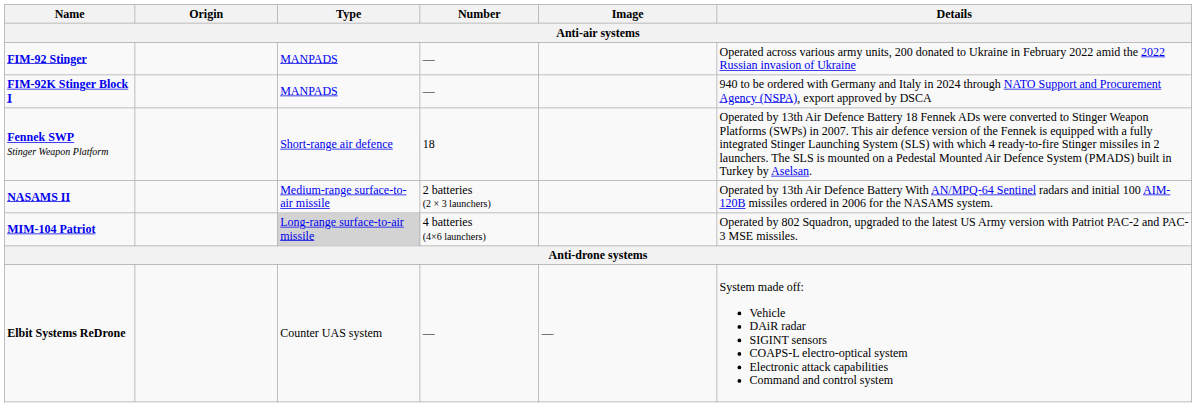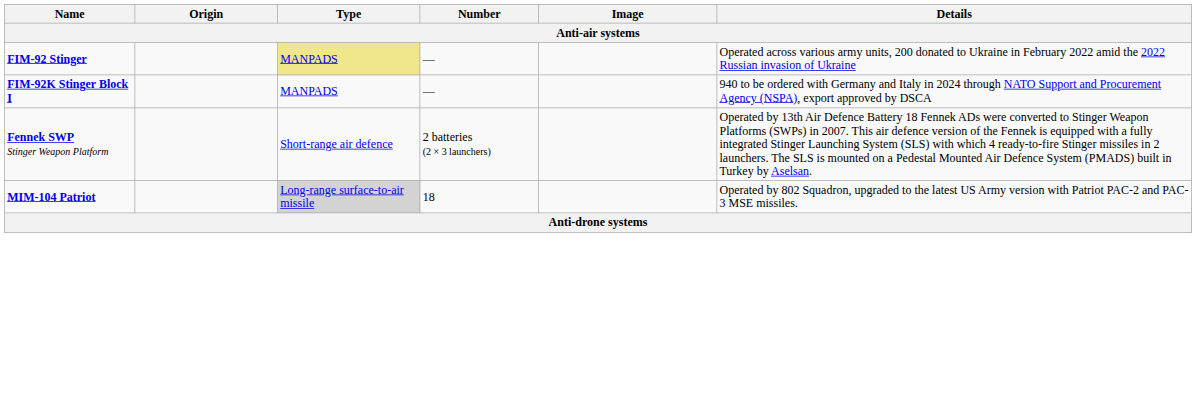(309, 58) no background -> (309, 58) khaki background
(429, 144) 18 -> (457, 144) 2 batteries (2 × 3 launchers)
- row: (39, 196)
(454, 229) 4 batteries (4×6 launchers) -> (429, 196) 18
- row: (66, 333)
